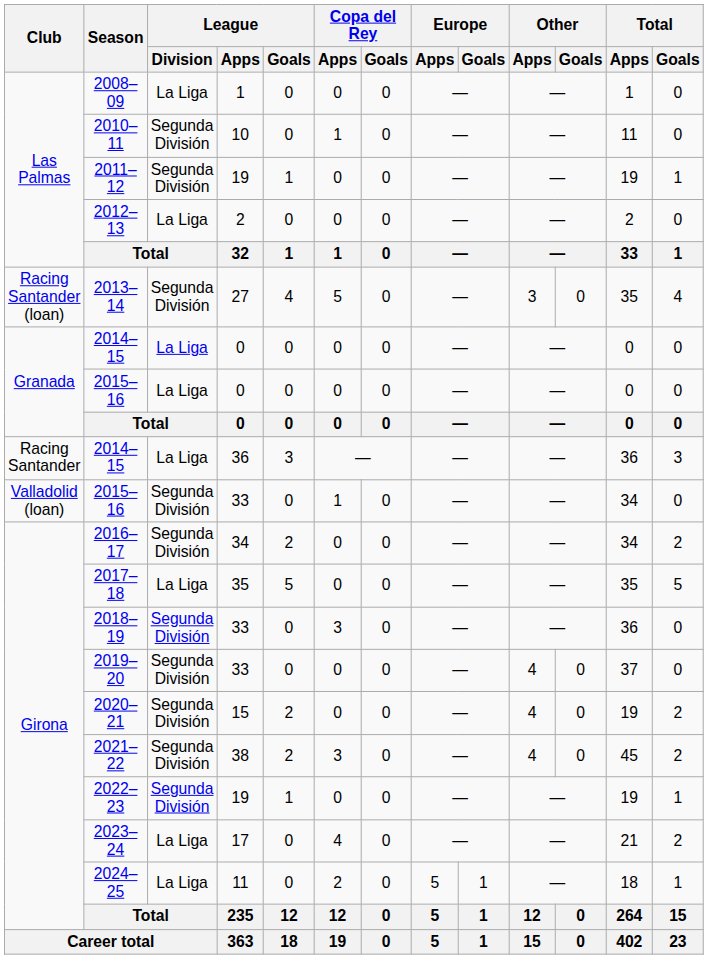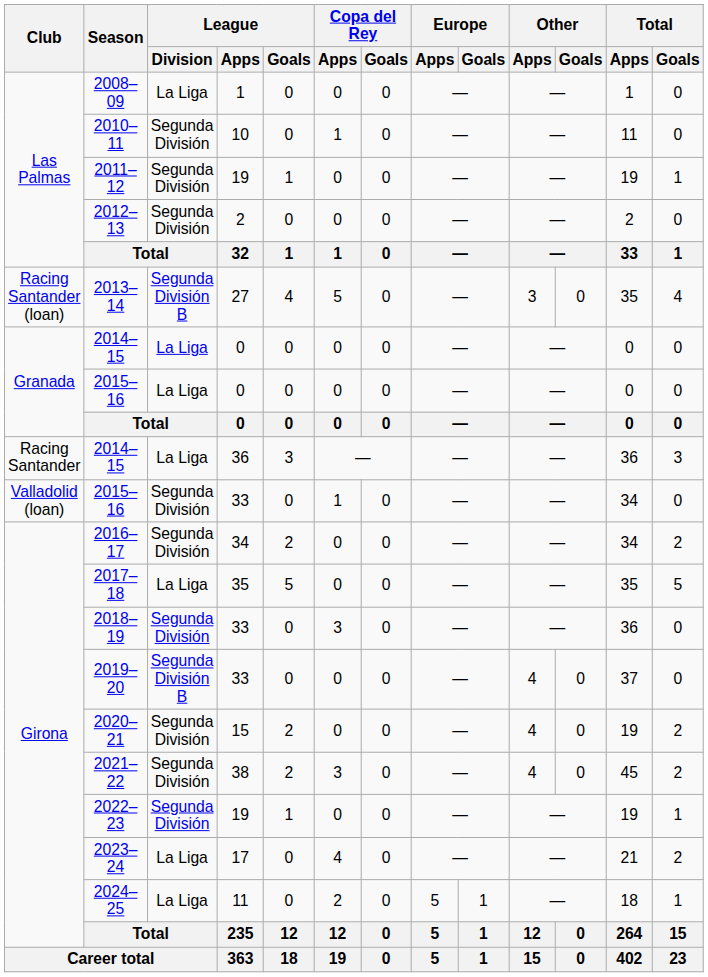(182, 220) La Liga -> (182, 220) Segunda División
(182, 296) Segunda División -> (182, 296) Segunda División B
(182, 670) Segunda División -> (182, 679) Segunda División B
